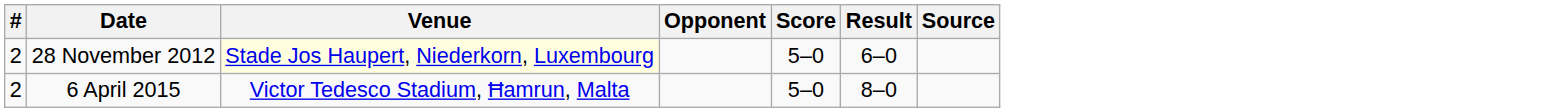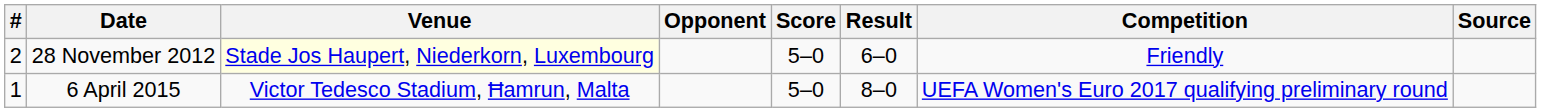+ column: (1185, 21)
(16, 90) 2 -> (16, 90) 1
